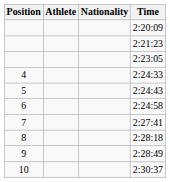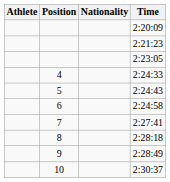columns swapped: (24, 12) <-> (61, 12)
